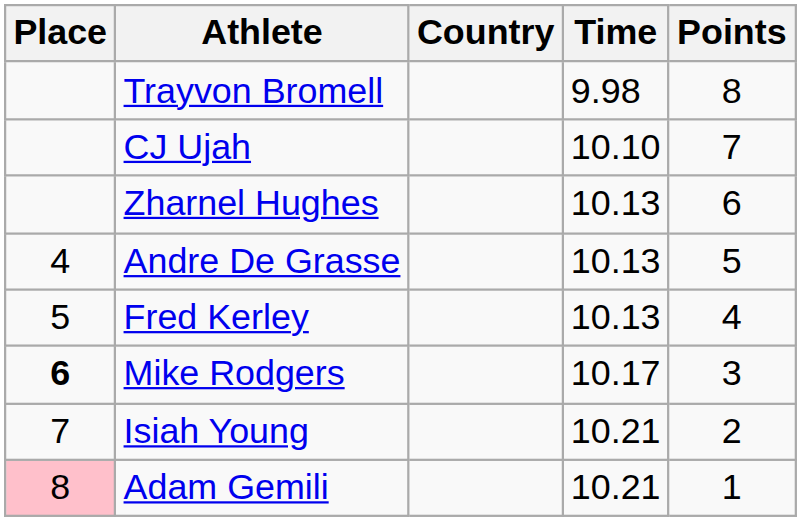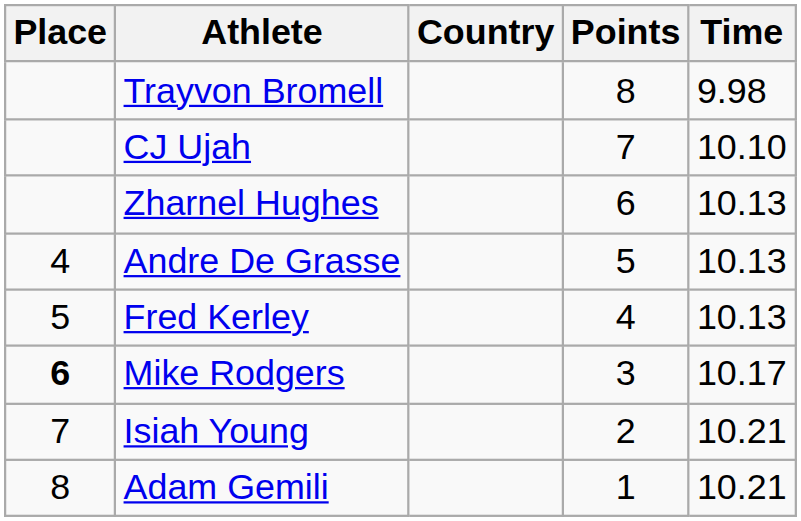columns swapped: (616, 32) <-> (732, 32)
(60, 487) pink background -> (60, 487) no background
